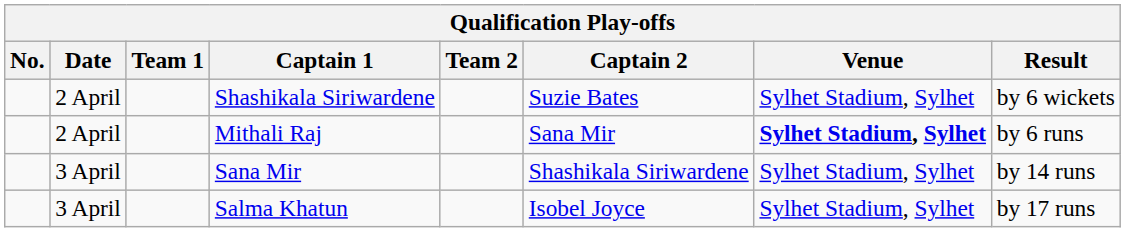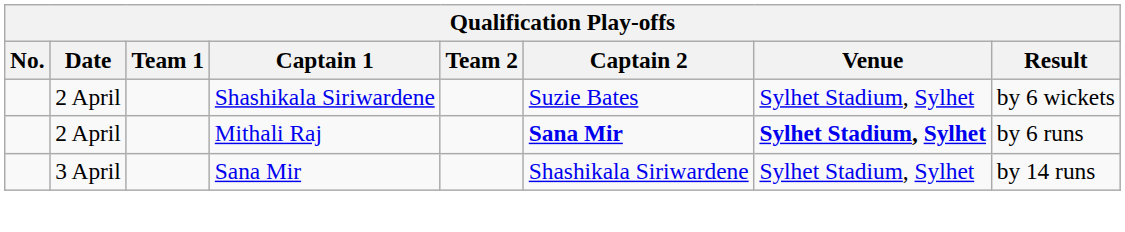(572, 134) normal -> (576, 134) bold
- row: (281, 208)
